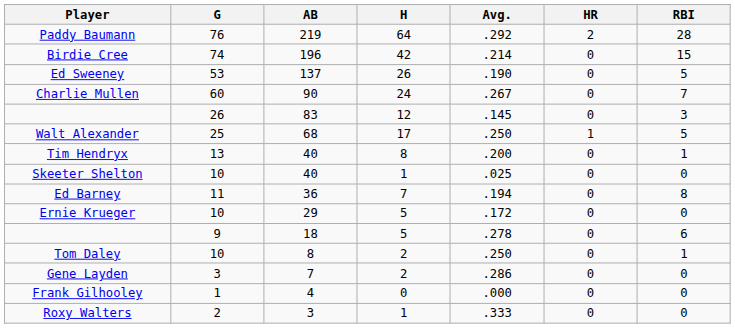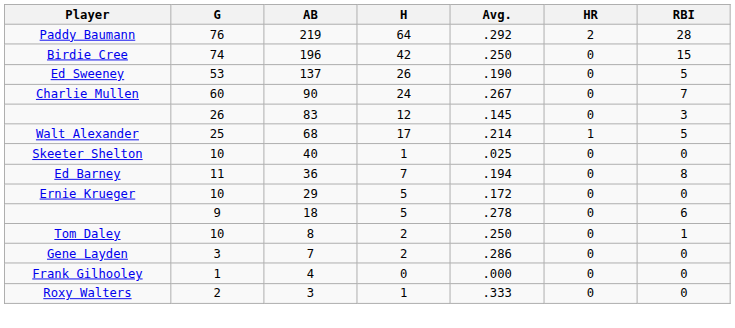(497, 54) .214 -> (497, 54) .250
(497, 134) .250 -> (497, 134) .214
- row: (87, 154)
